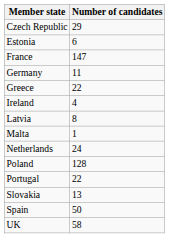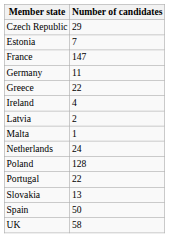(74, 42) 6 -> (74, 42) 7
(74, 118) 8 -> (74, 118) 2
